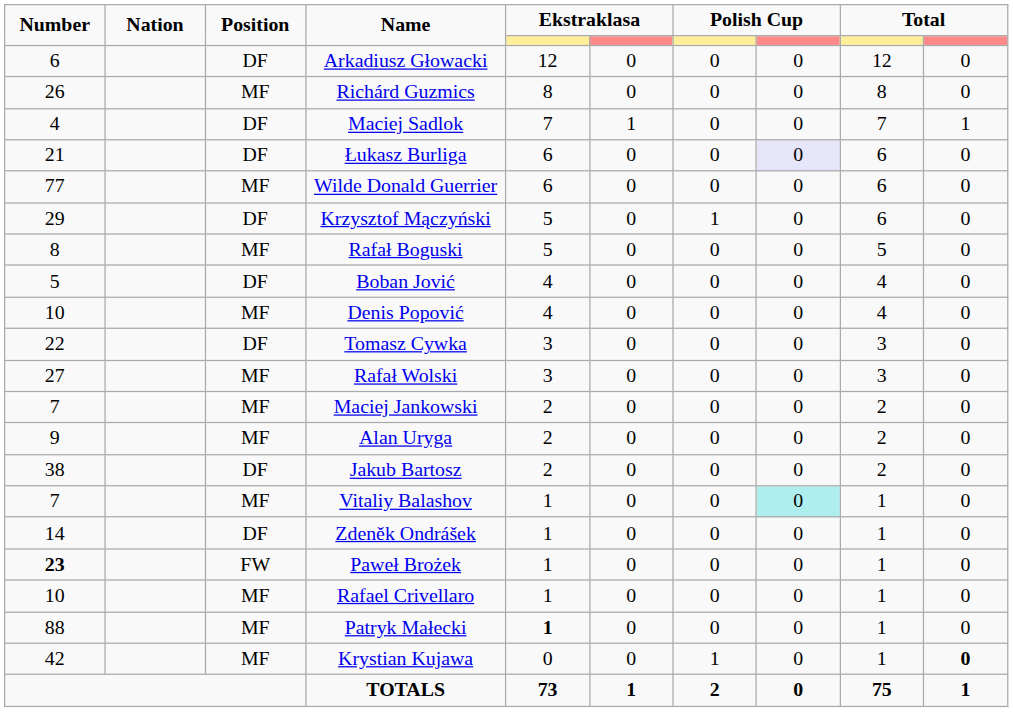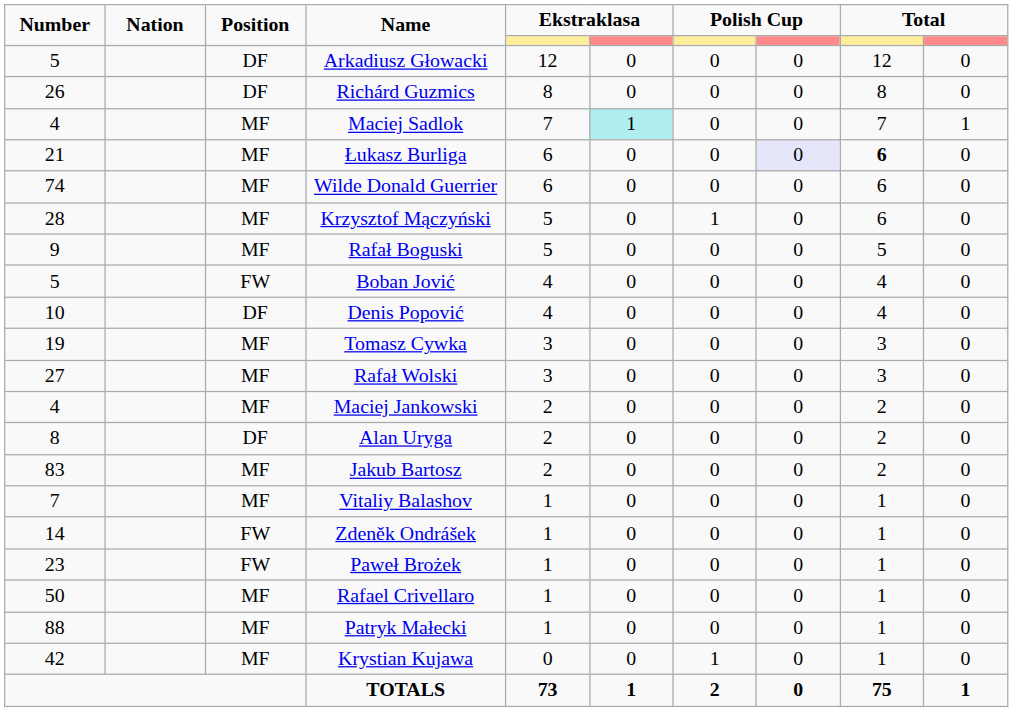(55, 60) 6 -> (55, 60) 5
(255, 92) MF -> (255, 92) DF
(255, 123) DF -> (255, 123) MF
(631, 123) no background -> (631, 123) paleturquoise background
(255, 155) DF -> (255, 155) MF
(882, 155) normal -> (882, 155) bold
(55, 186) 77 -> (55, 186) 74
(55, 218) 29 -> (55, 218) 28
(255, 218) DF -> (255, 218) MF
(55, 249) 8 -> (55, 249) 9
(255, 281) DF -> (255, 281) FW
(255, 312) MF -> (255, 312) DF
(55, 344) 22 -> (55, 344) 19
(255, 344) DF -> (255, 344) MF
(55, 406) 7 -> (55, 406) 4
(55, 438) 9 -> (55, 438) 8
(255, 438) MF -> (255, 438) DF
(55, 469) 38 -> (55, 469) 83
(255, 469) DF -> (255, 469) MF
(798, 501) paleturquoise background -> (798, 501) no background
(255, 532) DF -> (255, 532) FW
(55, 564) bold -> (55, 564) normal
(55, 595) 10 -> (55, 595) 50
(548, 627) bold -> (548, 627) normal
(965, 658) bold -> (965, 658) normal
